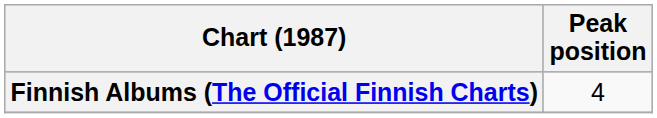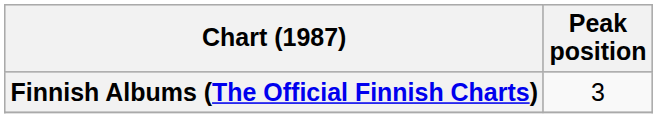(598, 91) 4 -> (598, 91) 3
